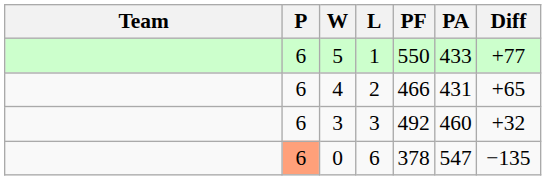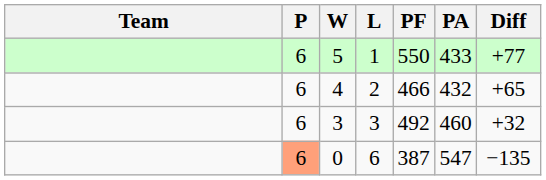(456, 89) 431 -> (456, 89) 432
(414, 157) 378 -> (414, 157) 387
